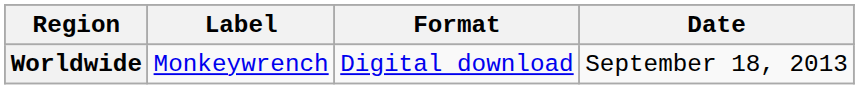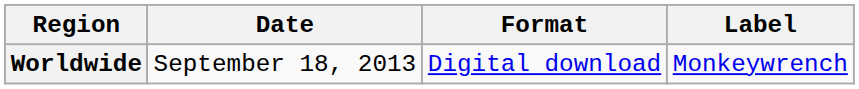columns swapped: (717, 25) <-> (241, 25)
